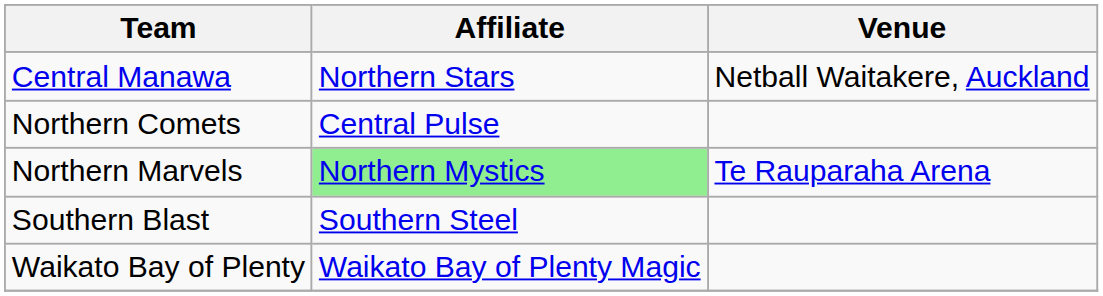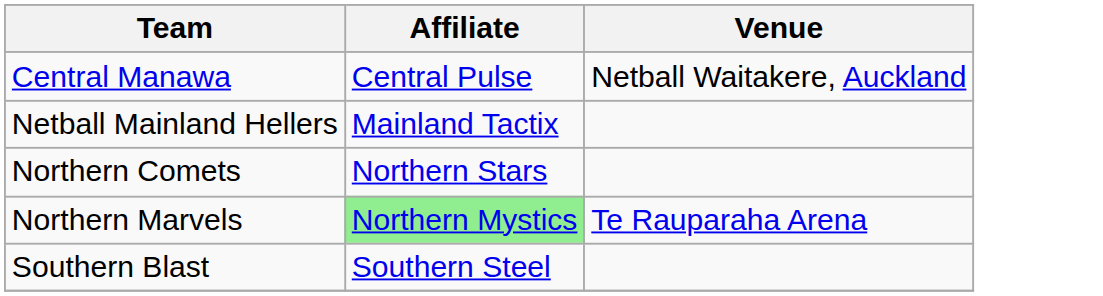(417, 76) Northern Stars -> (442, 76) Central Pulse
+ row: (175, 123)
(409, 123) Central Pulse -> (450, 171) Northern Stars
- row: (158, 266)
